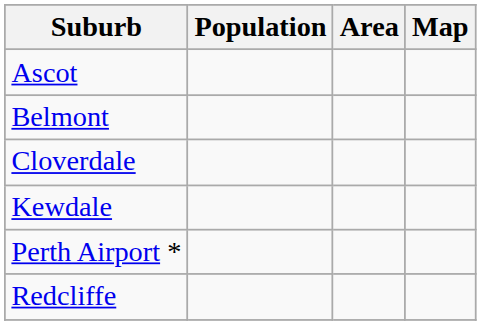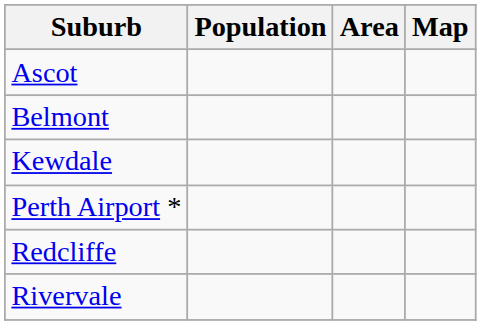- row: (74, 161)
+ row: (66, 296)
